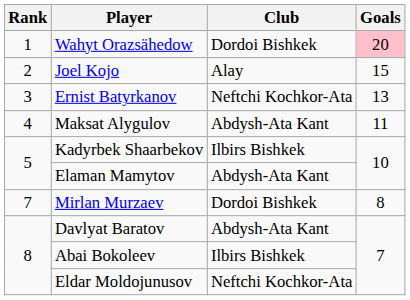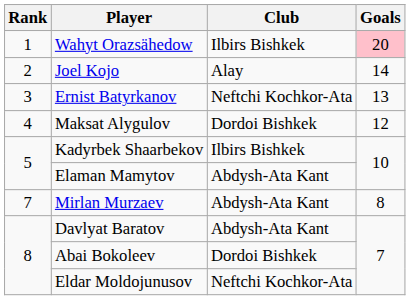(264, 44) Dordoi Bishkek -> (258, 44) Ilbirs Bishkek
(380, 70) 15 -> (380, 70) 14
(270, 123) Abdysh-Ata Kant -> (264, 123) Dordoi Bishkek
(380, 123) 11 -> (380, 123) 12
(264, 202) Dordoi Bishkek -> (270, 202) Abdysh-Ata Kant
(258, 255) Ilbirs Bishkek -> (264, 255) Dordoi Bishkek
